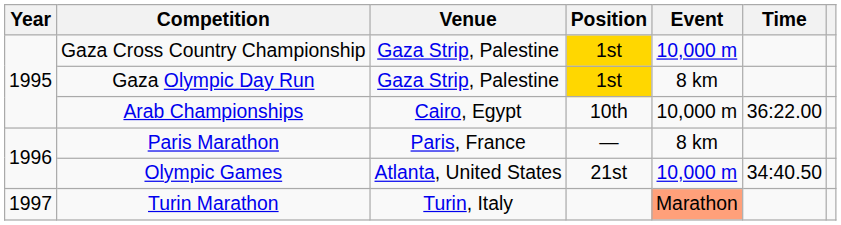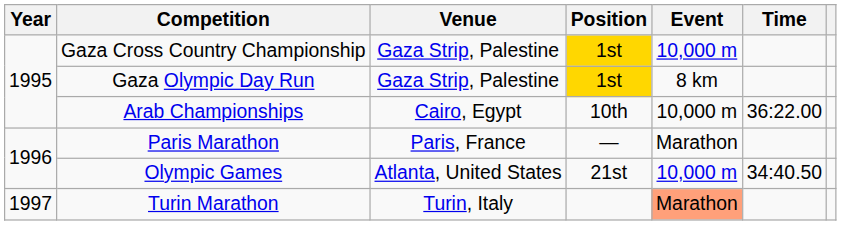(697, 142) 8 km -> (697, 142) Marathon
